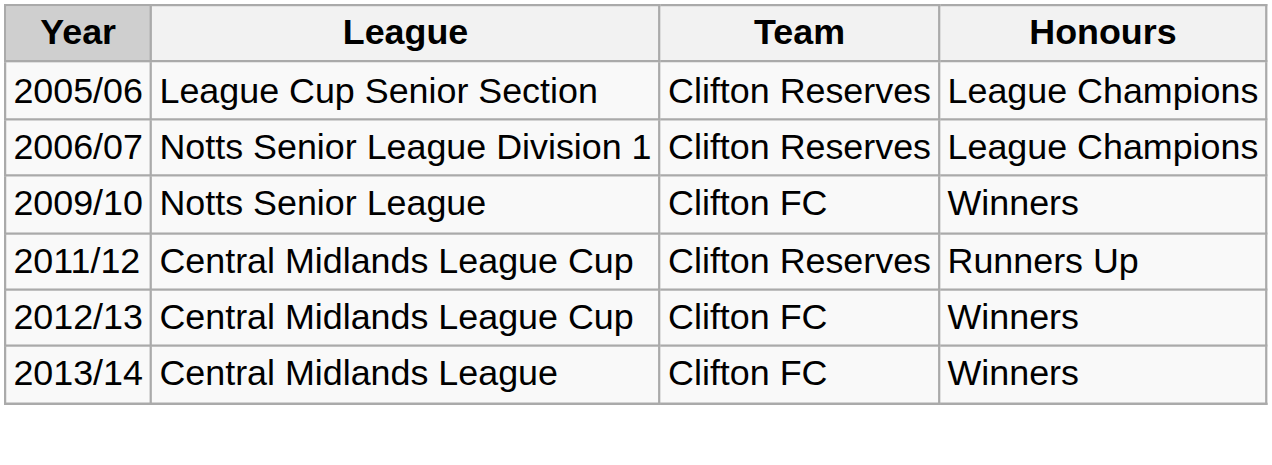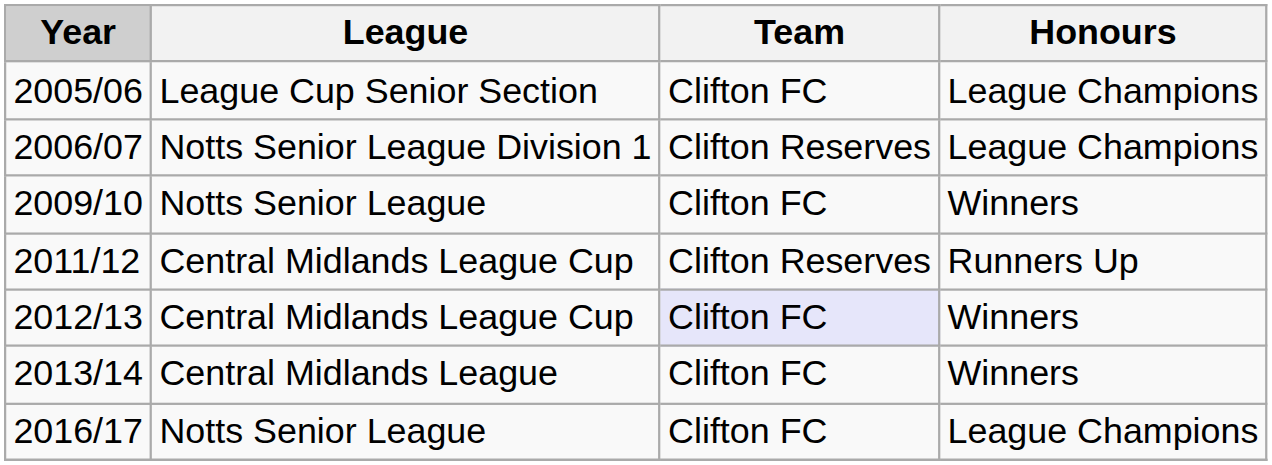(800, 89) Clifton Reserves -> (748, 89) Clifton FC
(748, 317) no background -> (748, 317) lavender background
+ row: (78, 430)
